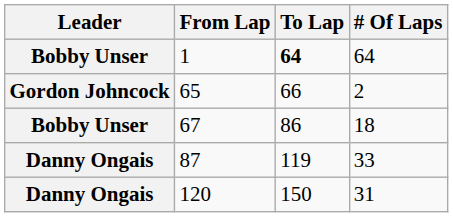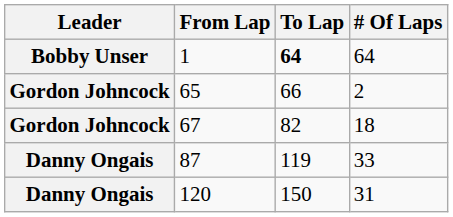(90, 125) Bobby Unser -> (90, 125) Gordon Johncock
(291, 125) 86 -> (291, 125) 82
